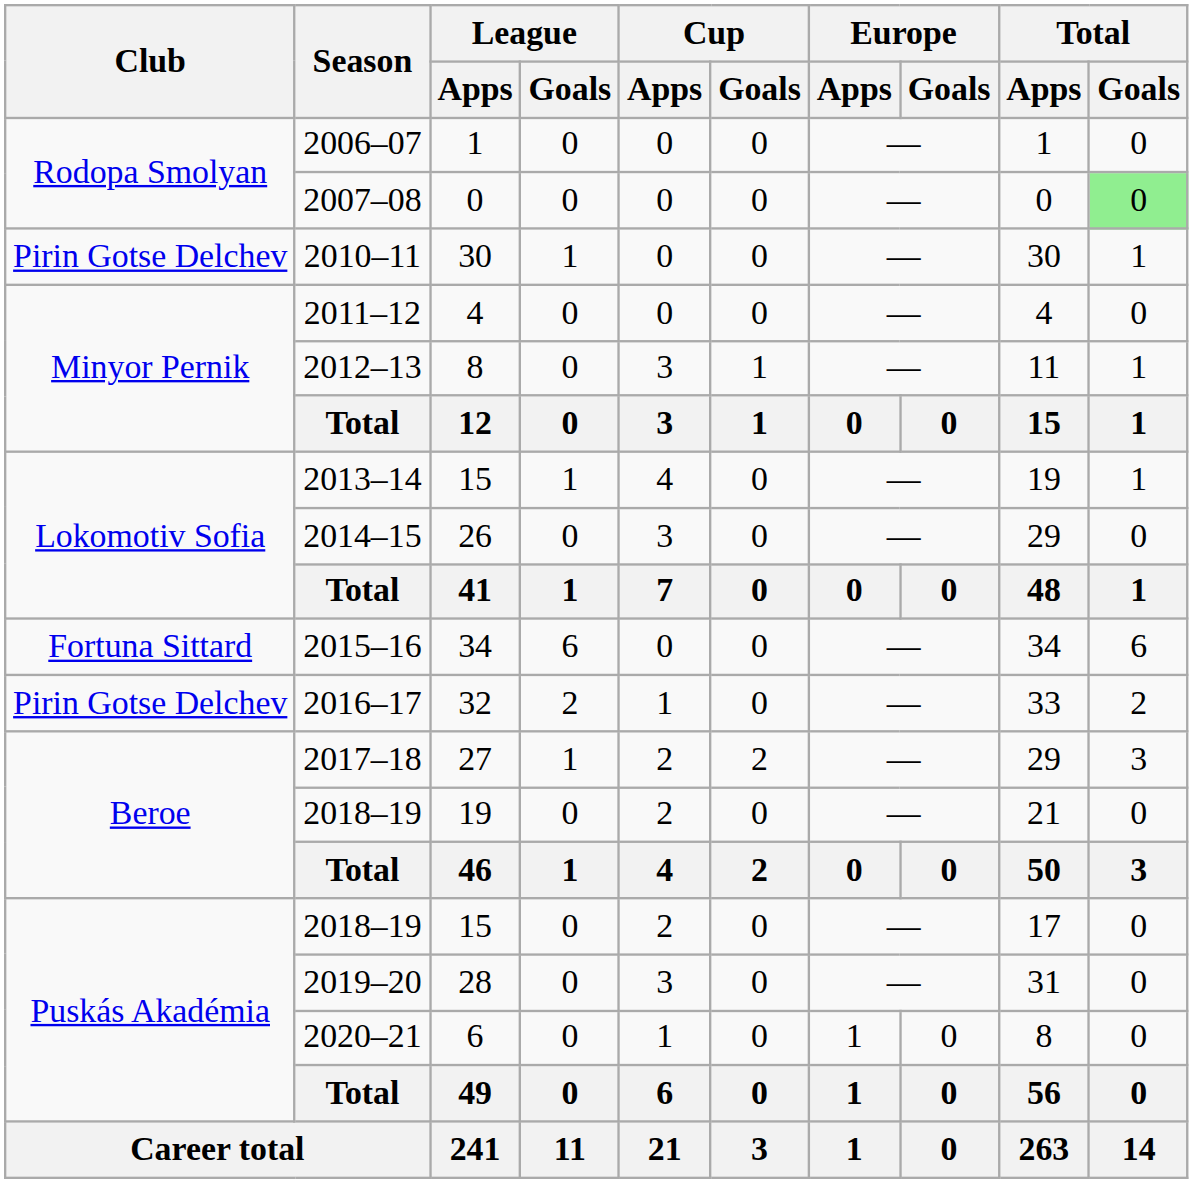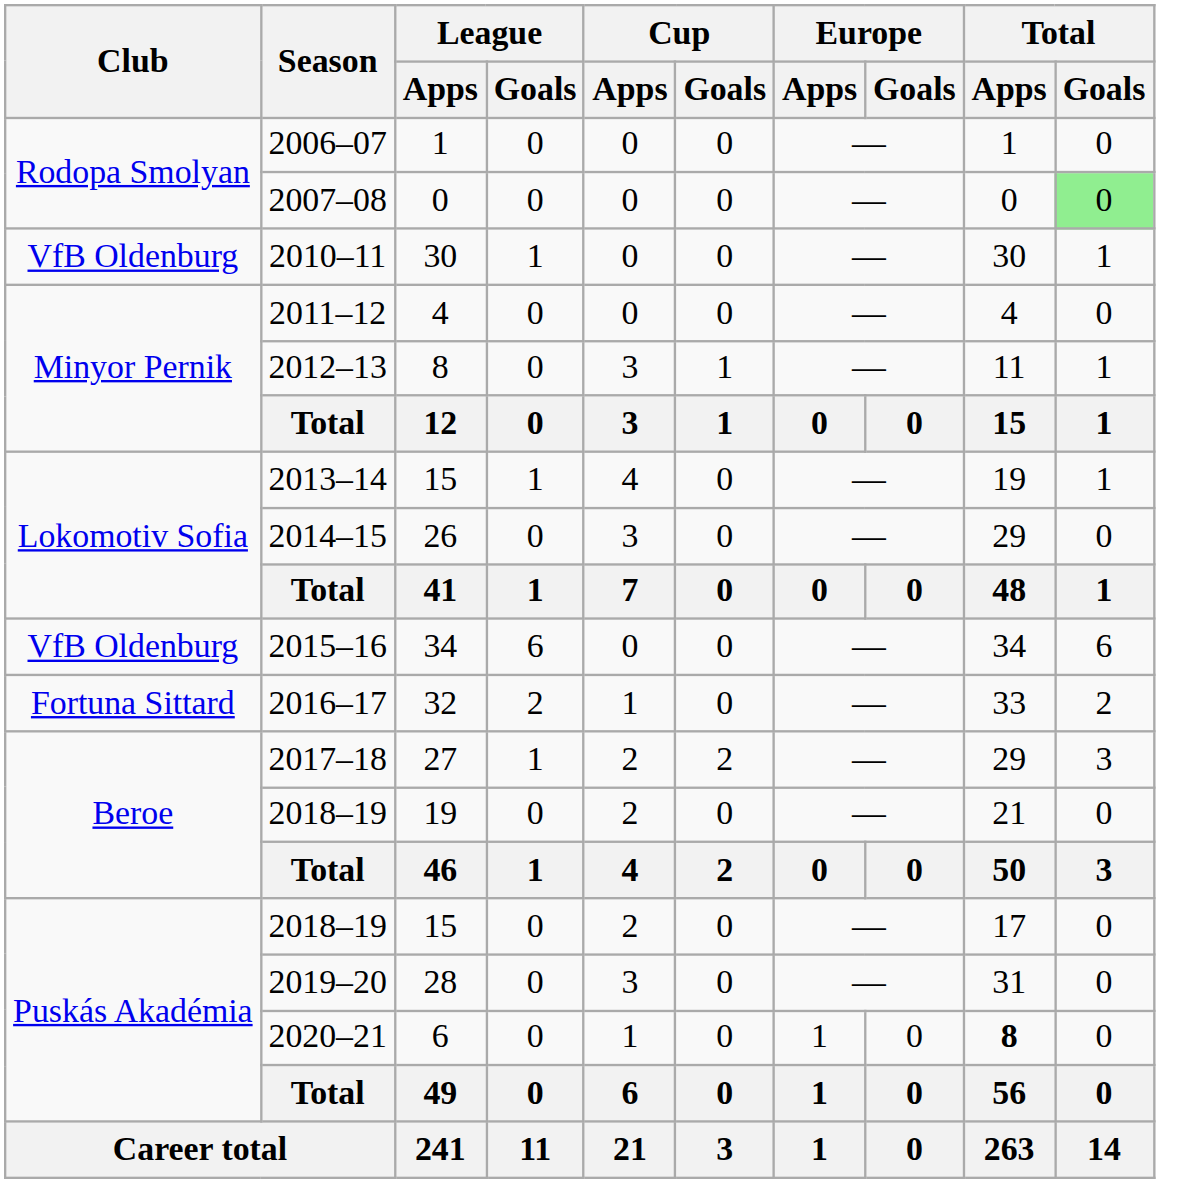(150, 256) Pirin Gotse Delchev -> (133, 256) VfB Oldenburg
(150, 646) Fortuna Sittard -> (133, 646) VfB Oldenburg
(150, 702) Pirin Gotse Delchev -> (133, 702) Fortuna Sittard
(1044, 1037) normal -> (1009, 1037) bold
